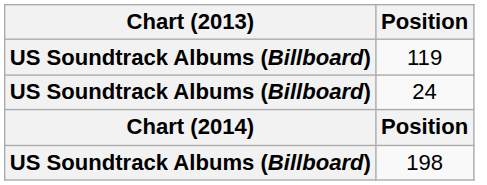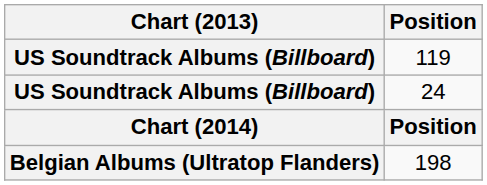(190, 162) US Soundtrack Albums (Billboard) -> (195, 162) Belgian Albums (Ultratop Flanders)
